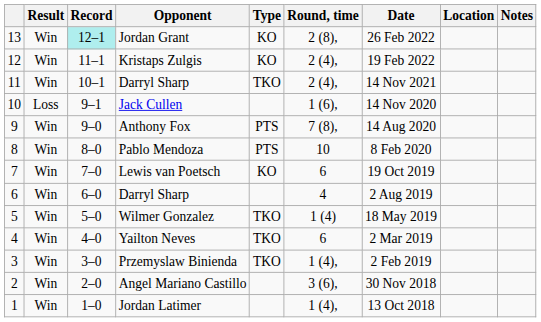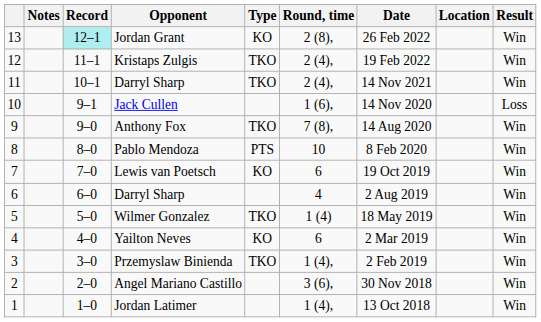columns swapped: (46, 15) <-> (517, 15)
(267, 60) KO -> (262, 60) TKO
(267, 127) PTS -> (262, 127) TKO
(267, 238) TKO -> (262, 238) KO
